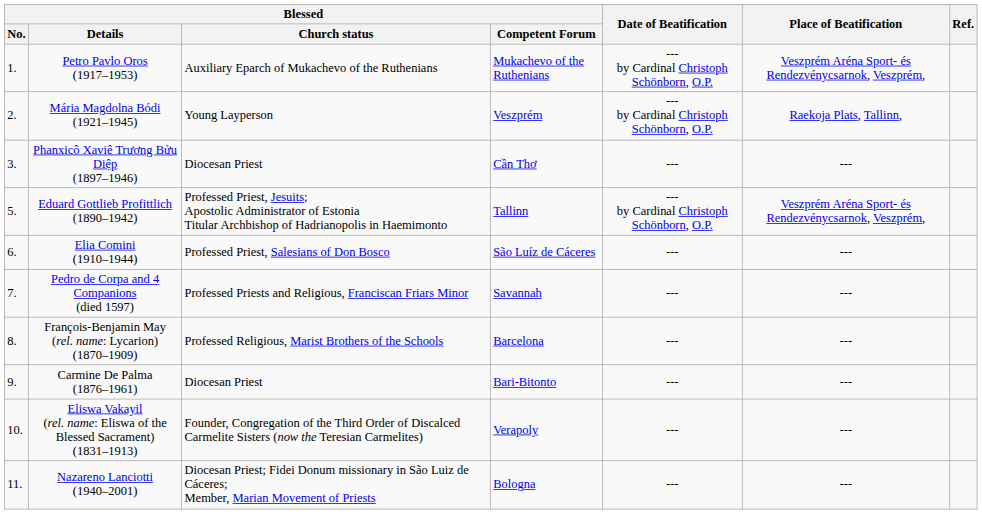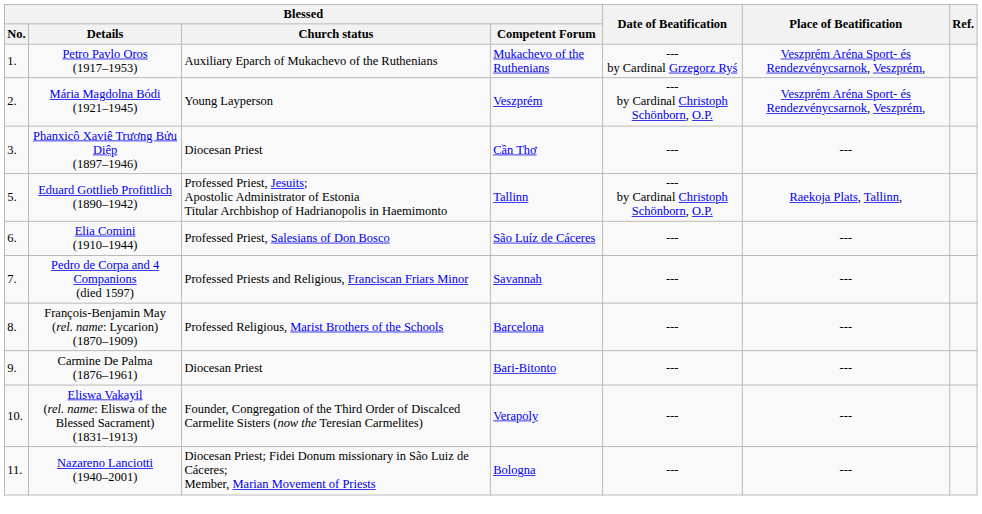(672, 68) --- by Cardinal Christoph Schönborn, O.P. -> (672, 61) --- by Cardinal Grzegorz Ryś
(846, 115) Raekoja Plats, Tallinn, -> (846, 101) Veszprém Aréna Sport- és Rendezvénycsarnok, Veszprém,
(846, 211) Veszprém Aréna Sport- és Rendezvénycsarnok, Veszprém, -> (846, 197) Raekoja Plats, Tallinn,
